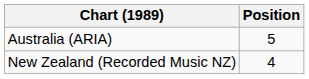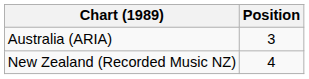(271, 39) 5 -> (271, 39) 3
